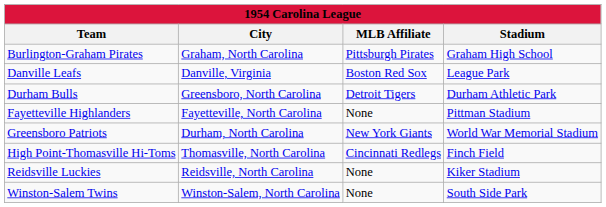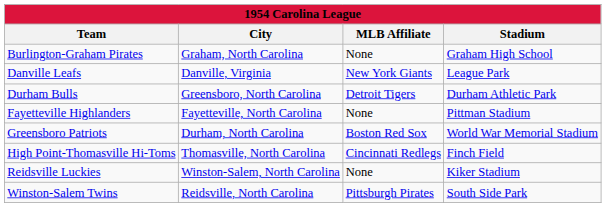(390, 53) Pittsburgh Pirates -> (359, 53) None
(386, 73) Boston Red Sox -> (389, 73) New York Giants
(389, 133) New York Giants -> (386, 133) Boston Red Sox
(247, 172) Reidsville, North Carolina -> (261, 172) Winston-Salem, North Carolina
(261, 192) Winston-Salem, North Carolina -> (247, 192) Reidsville, North Carolina
(359, 192) None -> (390, 192) Pittsburgh Pirates
